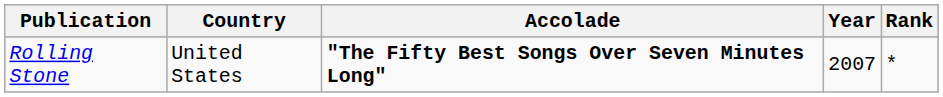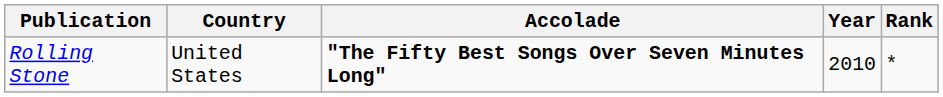(852, 65) 2007 -> (852, 65) 2010
